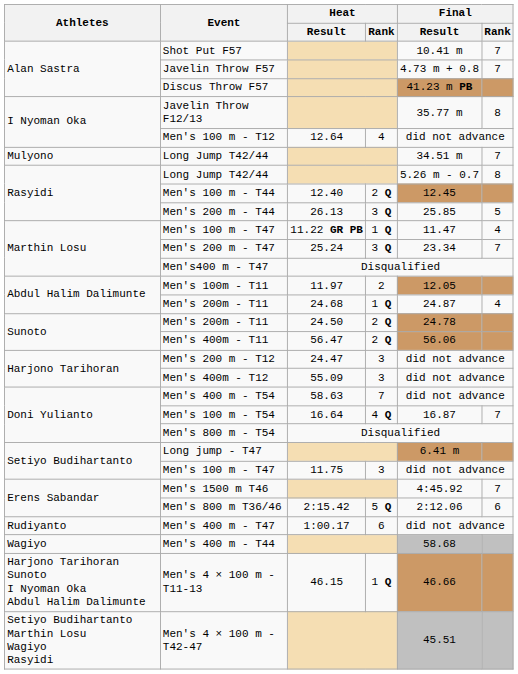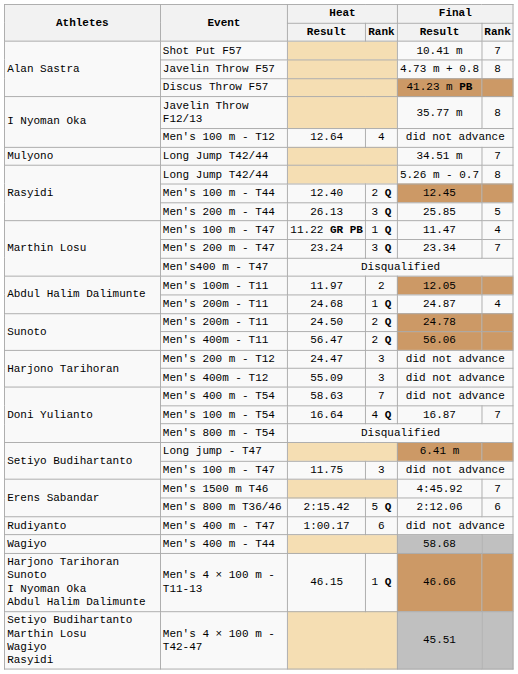(498, 69) 7 -> (498, 69) 8
(327, 248) 25.24 -> (327, 248) 23.24
